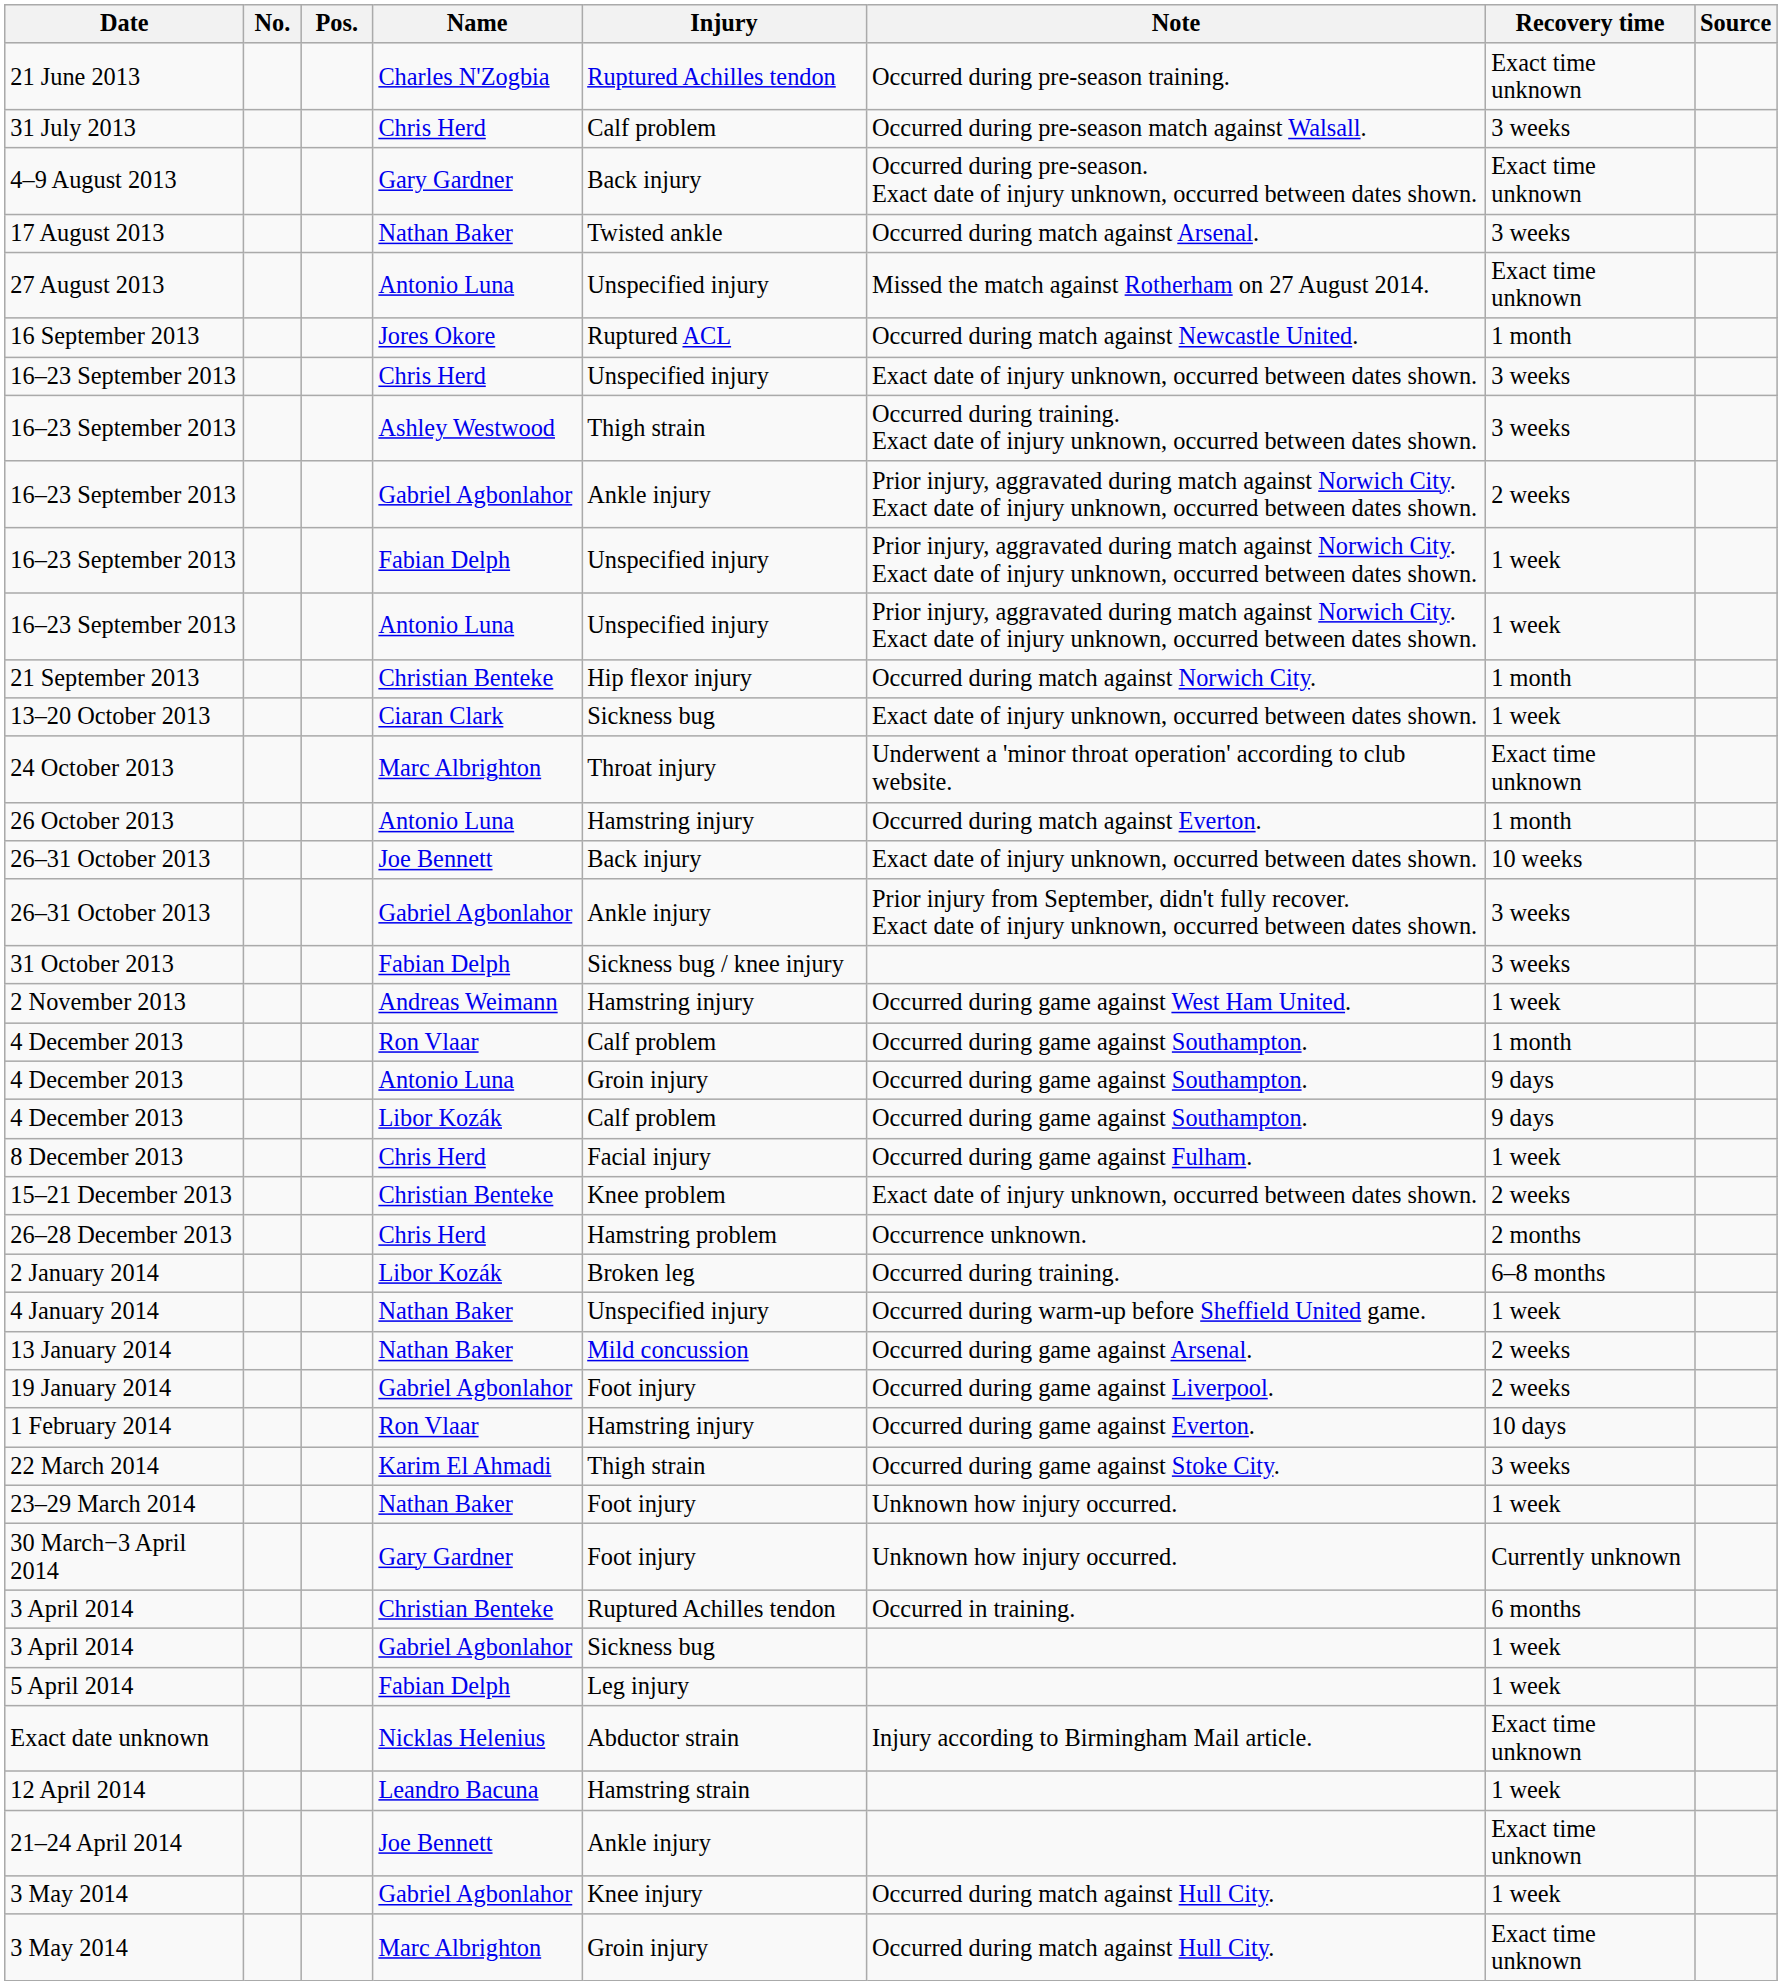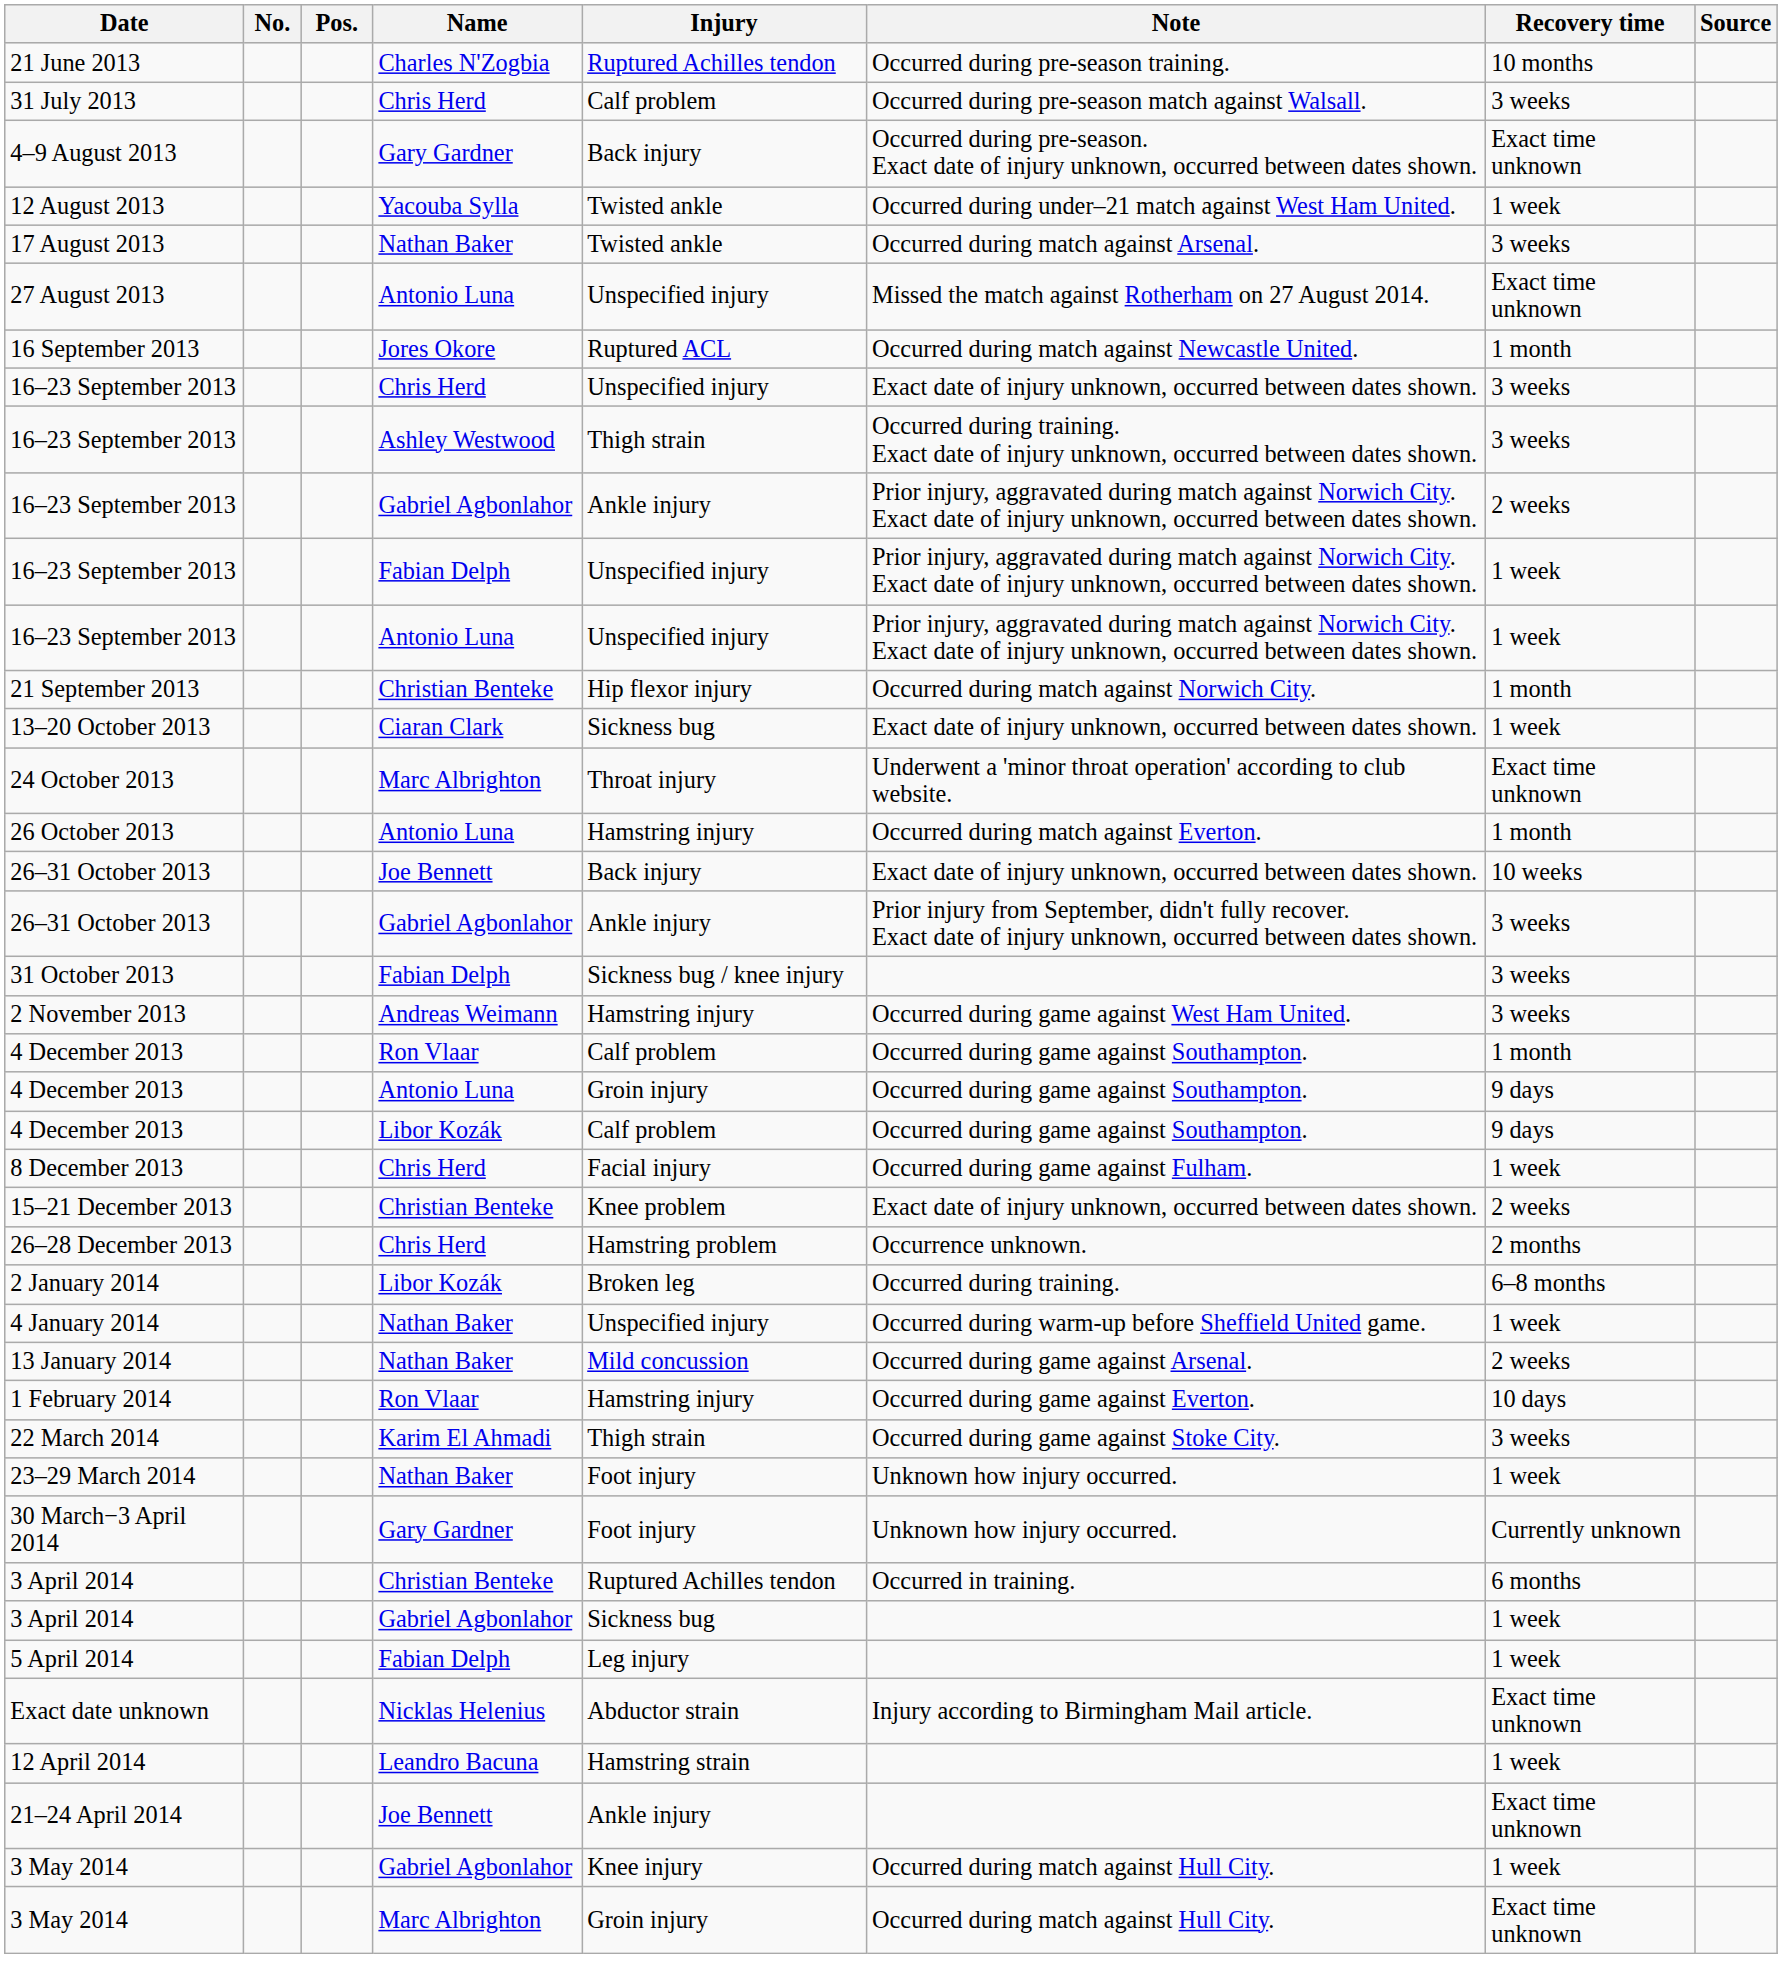(1544, 76) Exact time unknown -> (1542, 62) 10 months
+ row: (87, 205)
(1526, 1002) 1 week -> (1531, 1014) 3 weeks
- row: (91, 1388)
